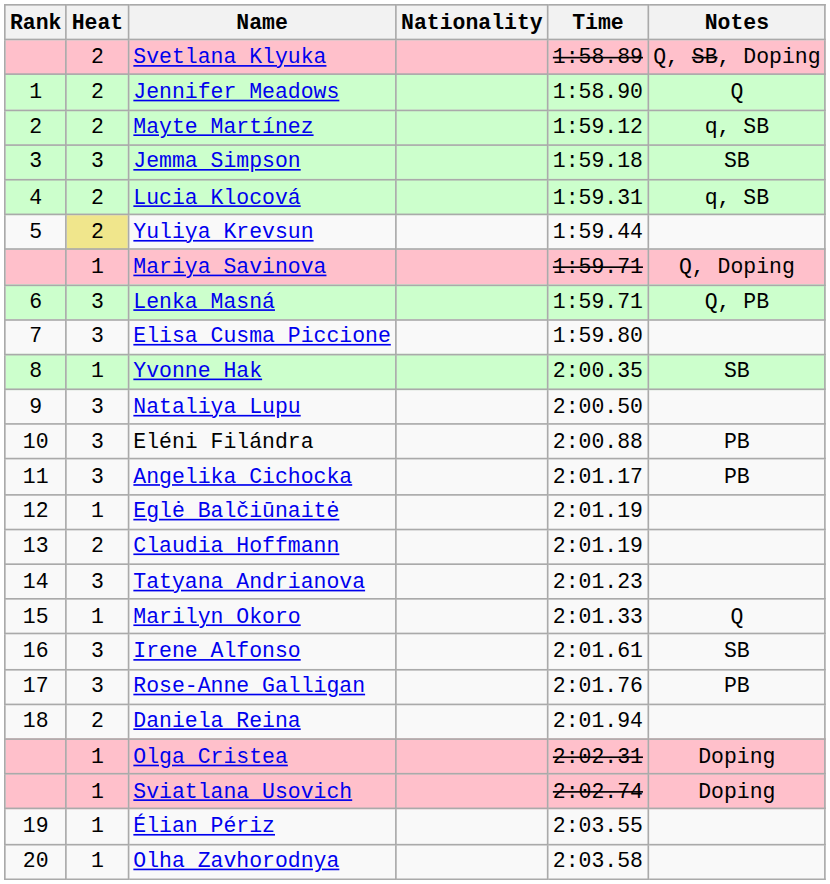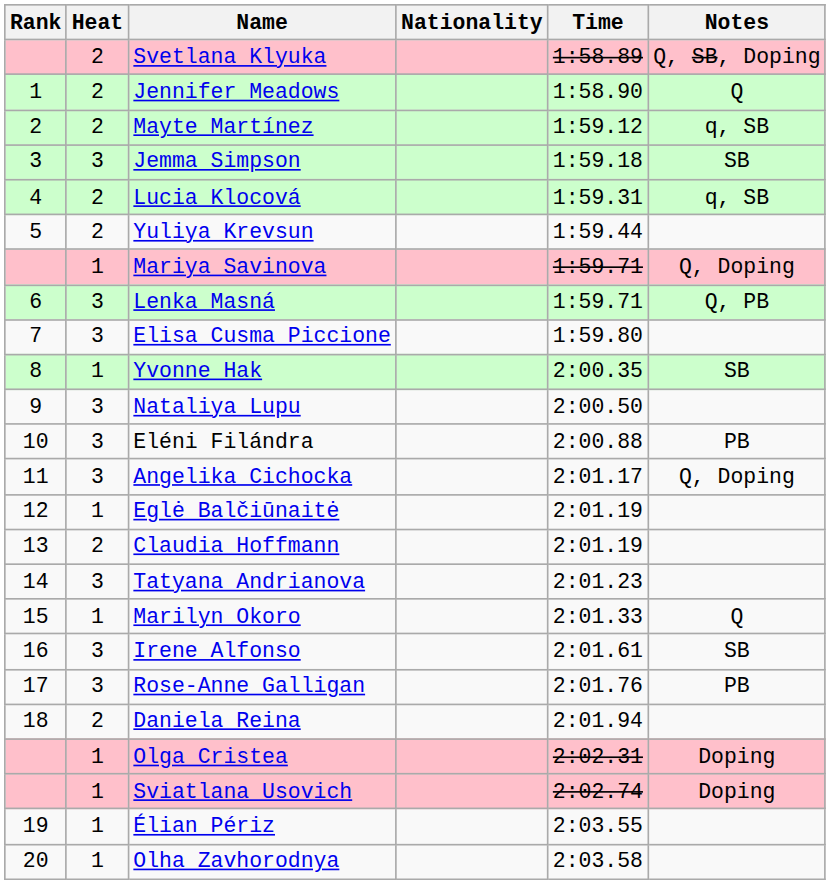(97, 232) khaki background -> (97, 232) no background
(737, 477) PB -> (737, 477) Q, Doping
